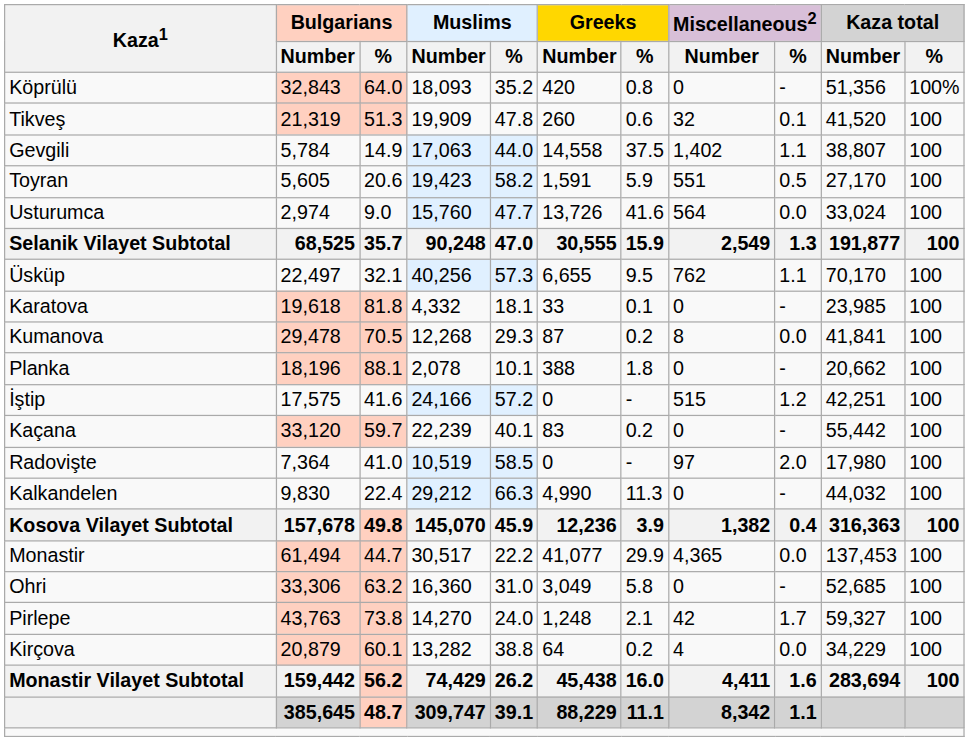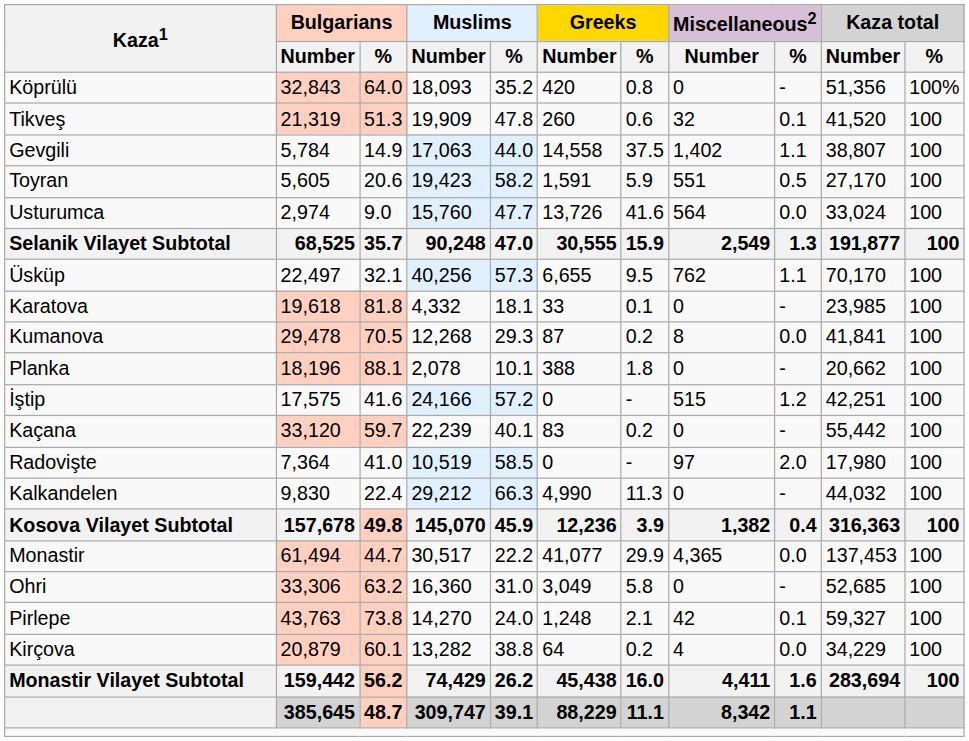(793, 618) 1.7 -> (793, 618) 0.1
